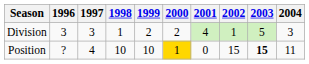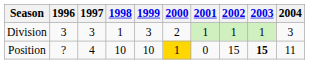(149, 31) 2 -> (149, 31) 3
(205, 31) 4 -> (205, 31) 1
(262, 31) 5 -> (262, 31) 1
